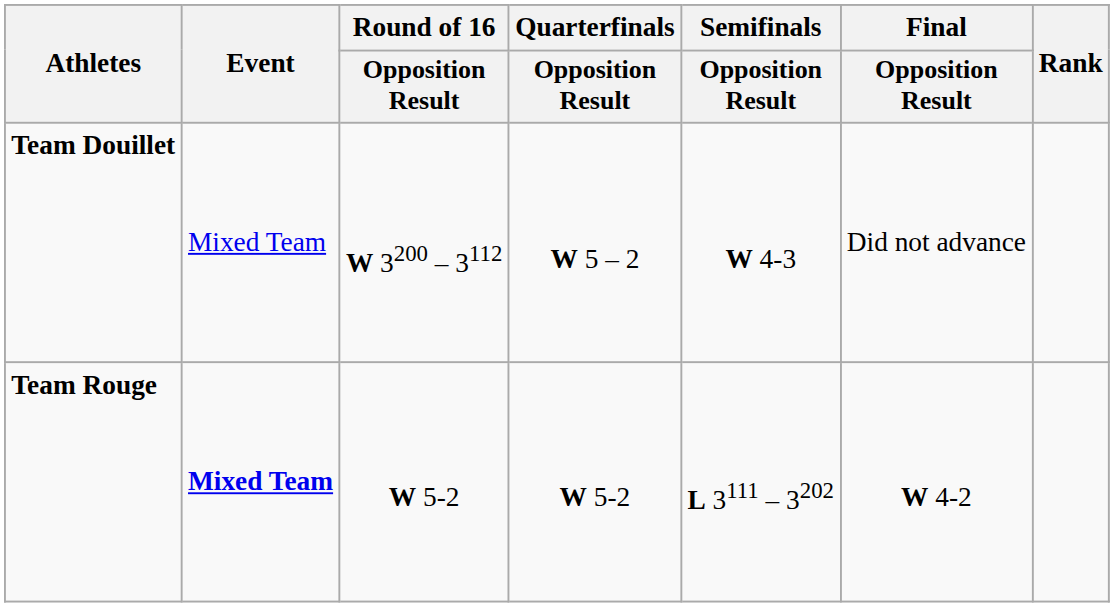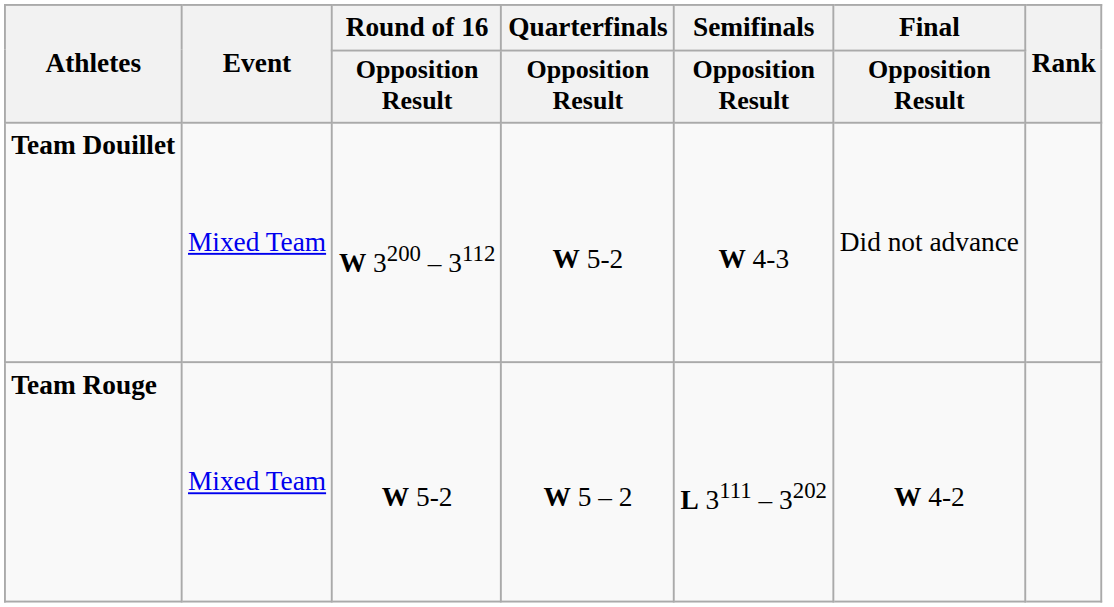(595, 258) W 5 – 2 -> (588, 258) W 5-2
(261, 481) bold -> (257, 481) normal
(595, 497) W 5-2 -> (588, 497) W 5 – 2
